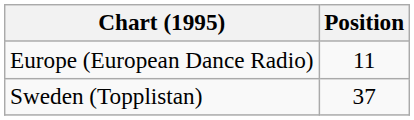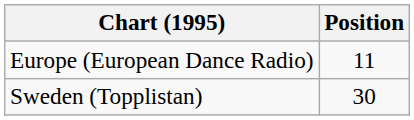(364, 96) 37 -> (364, 96) 30
